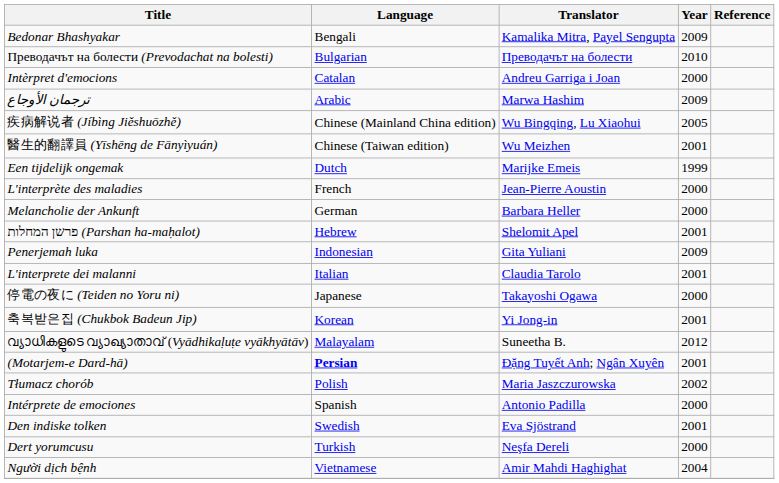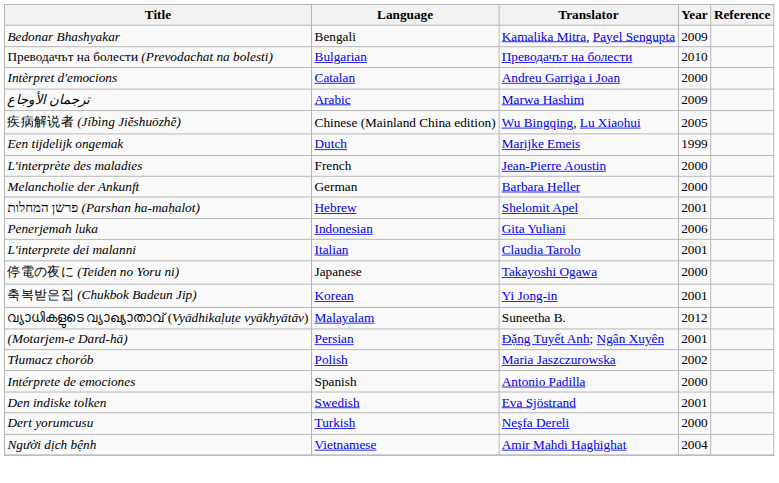- row: (112, 145)
(694, 252) 2009 -> (694, 228) 2006
(336, 362) bold -> (334, 339) normal
